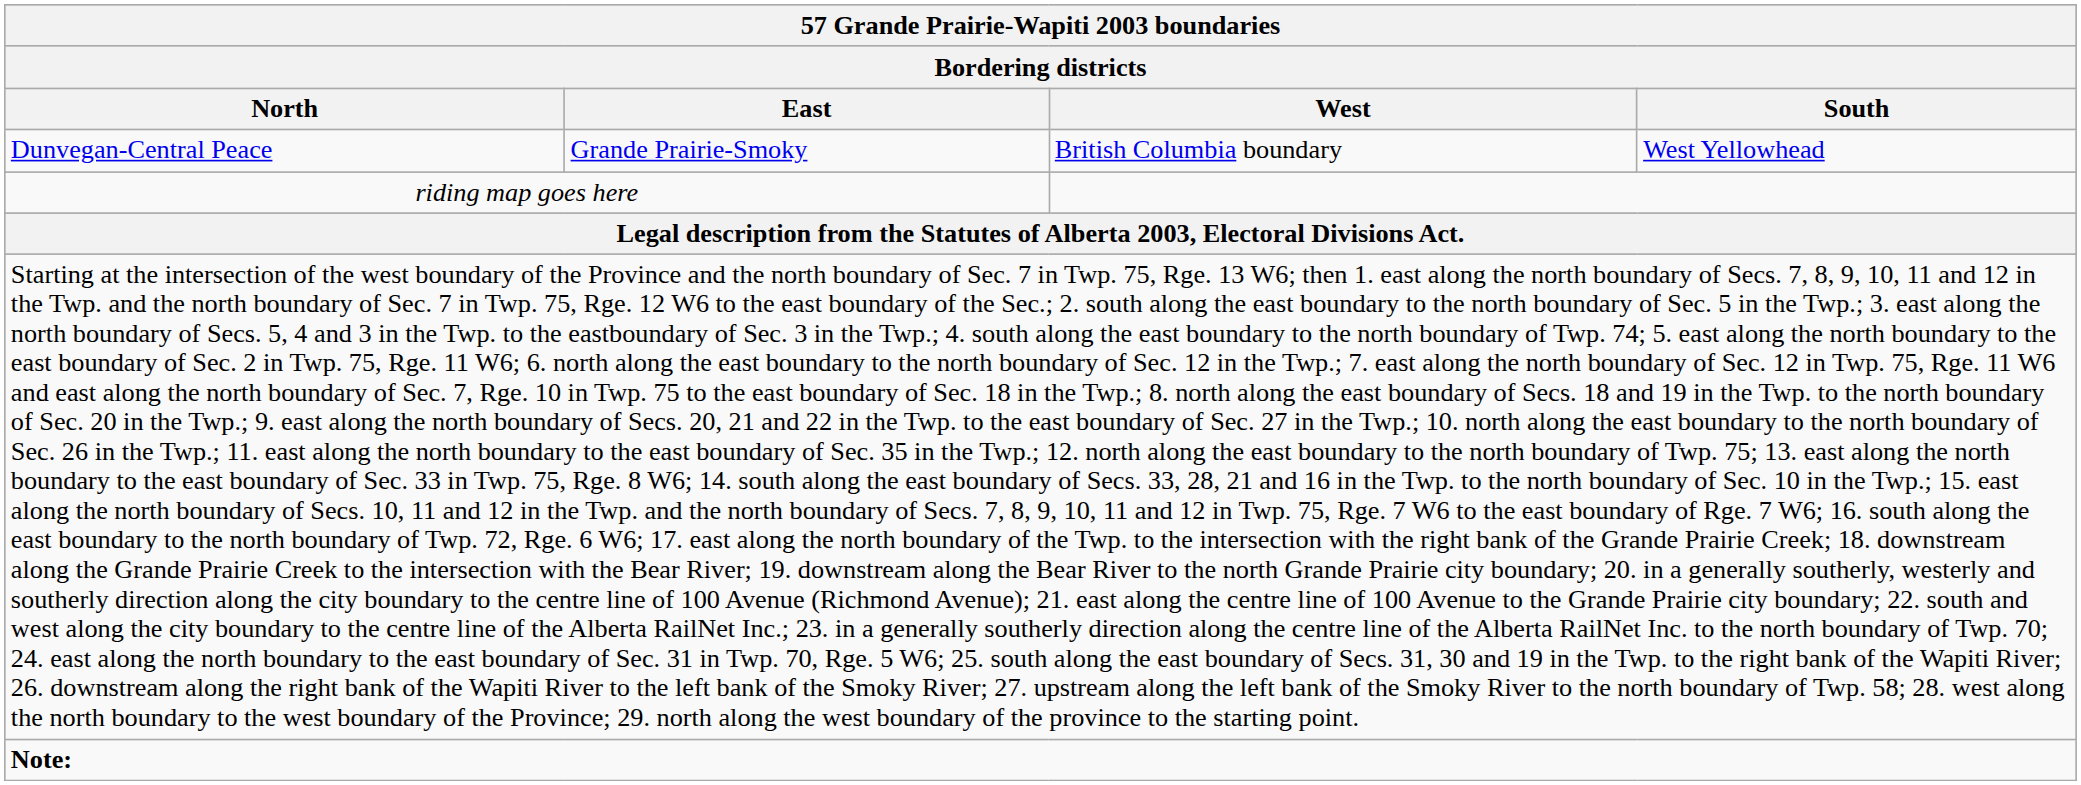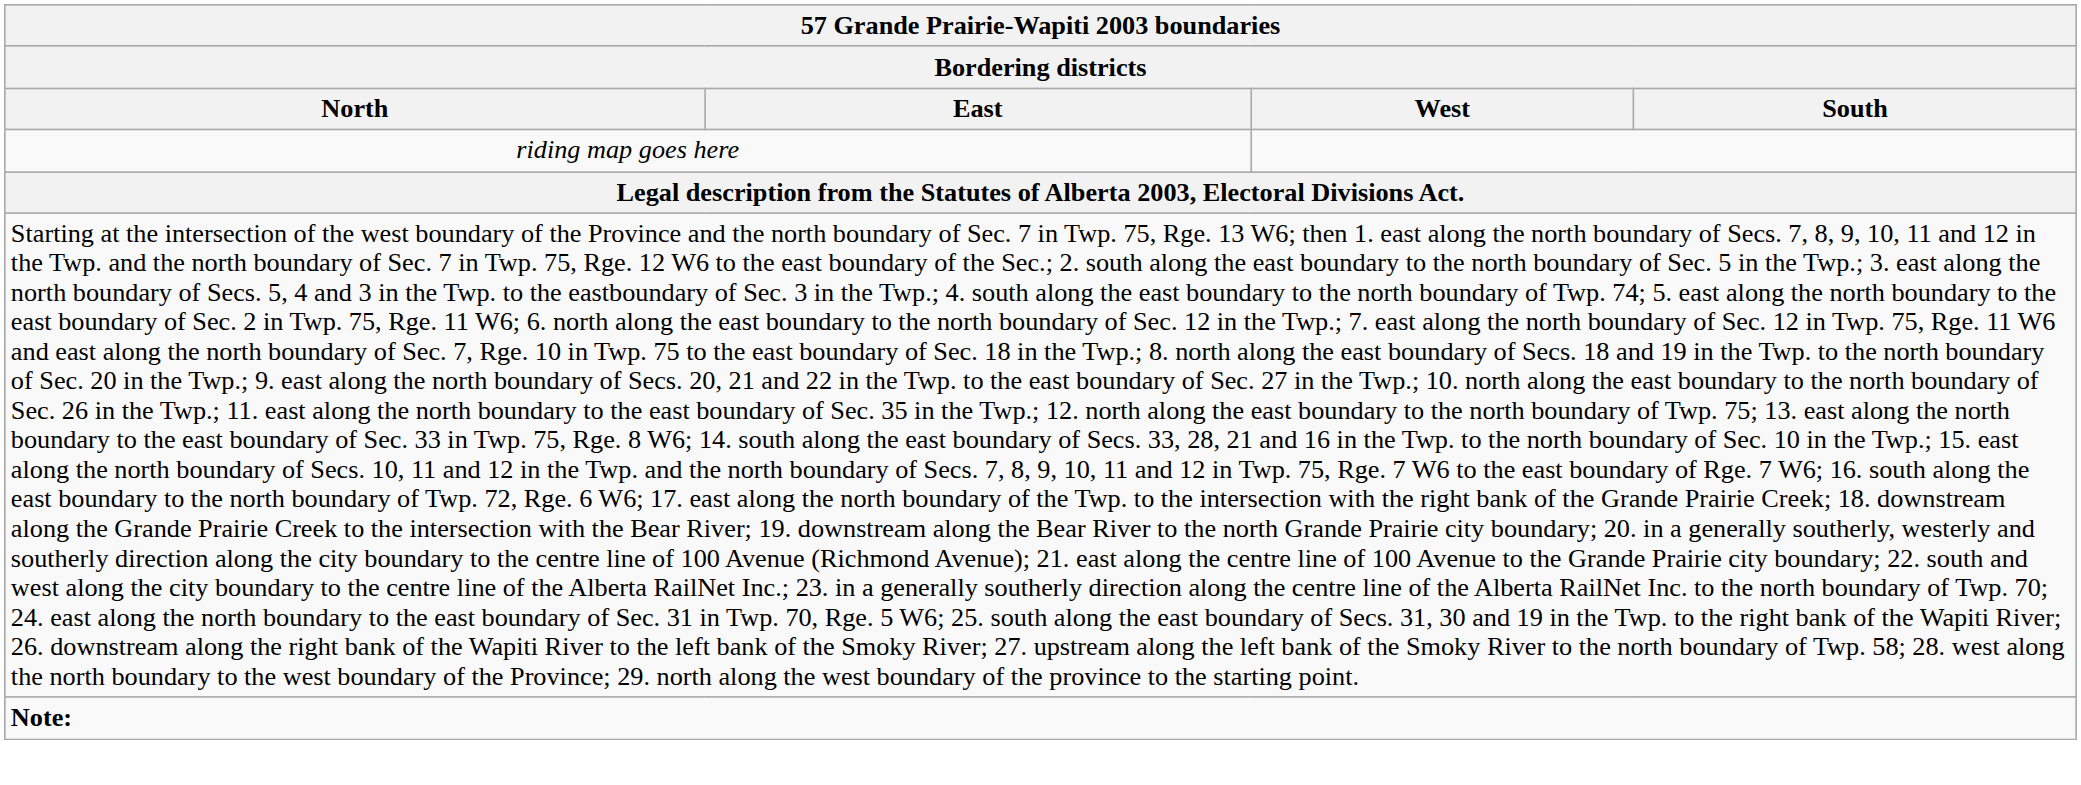- row: (142, 150)
